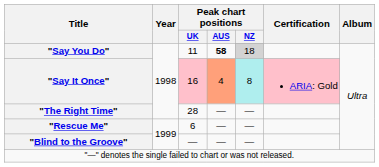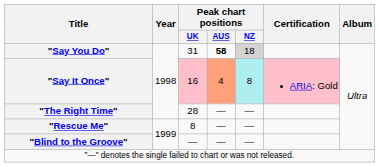(193, 51) 11 -> (193, 51) 31
(193, 126) 6 -> (193, 126) 8
